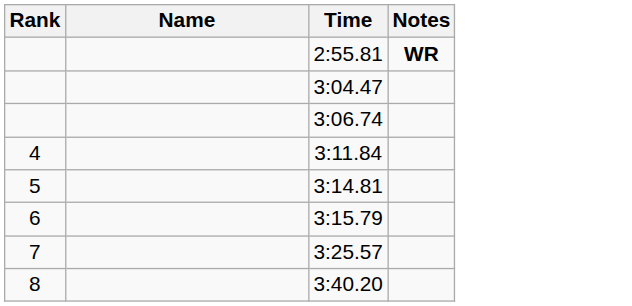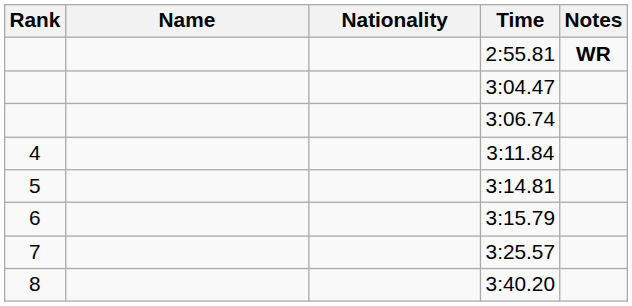+ column: (395, 20)
